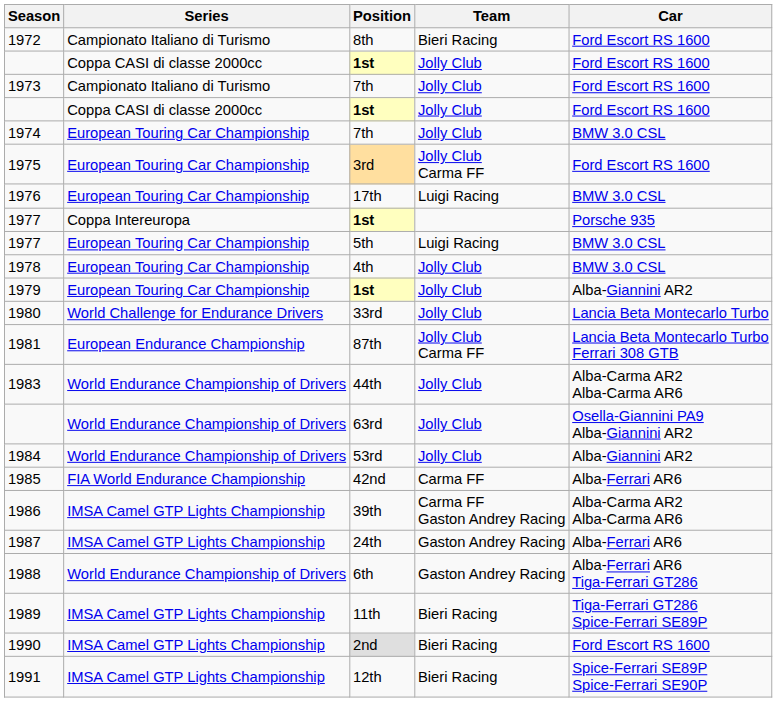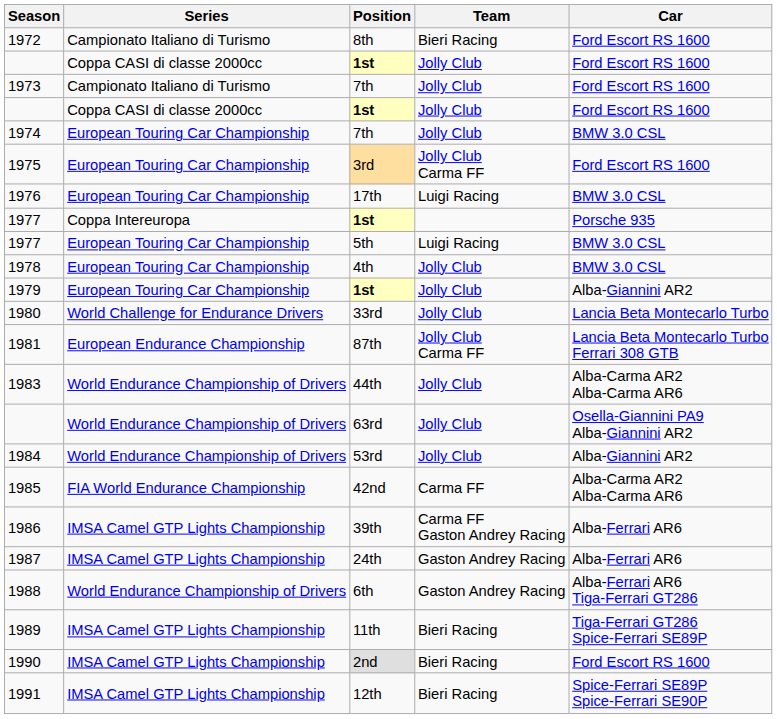(627, 479) Alba-Ferrari AR6 -> (627, 487) Alba-Carma AR2 Alba-Carma AR6
(627, 511) Alba-Carma AR2 Alba-Carma AR6 -> (627, 527) Alba-Ferrari AR6
